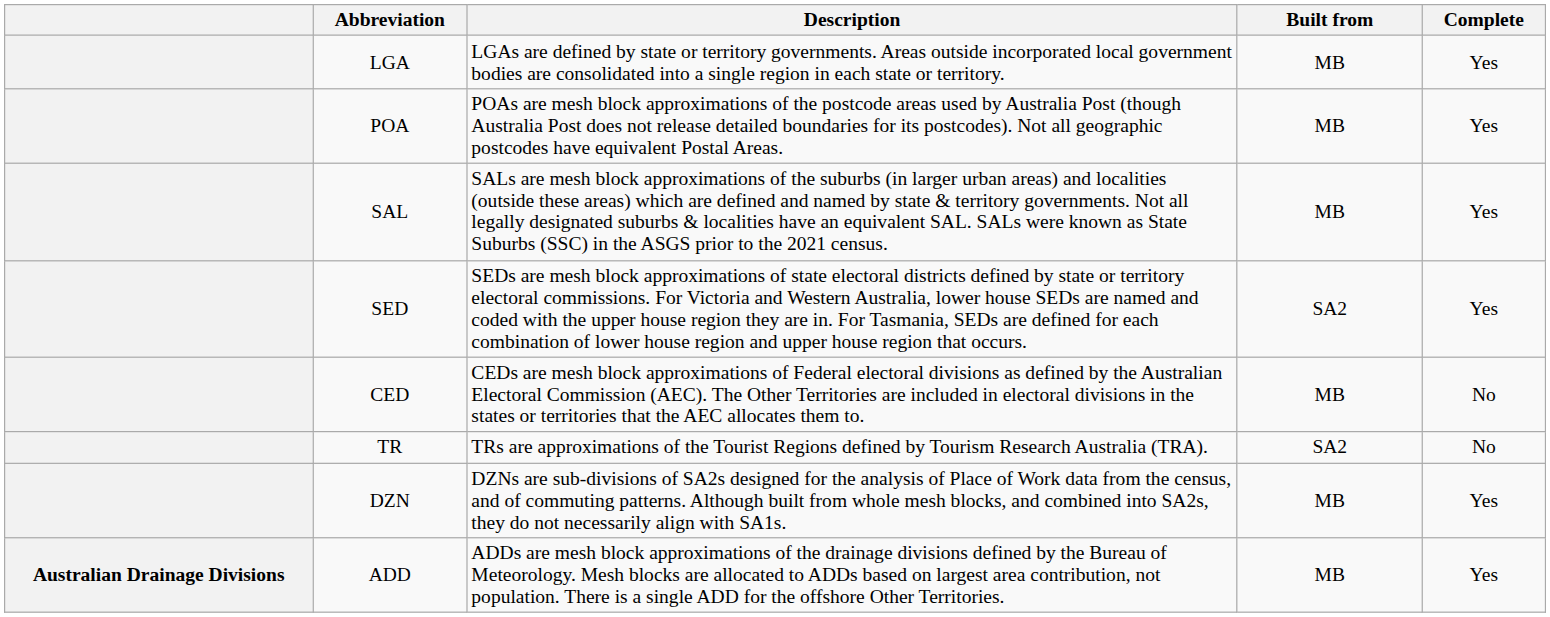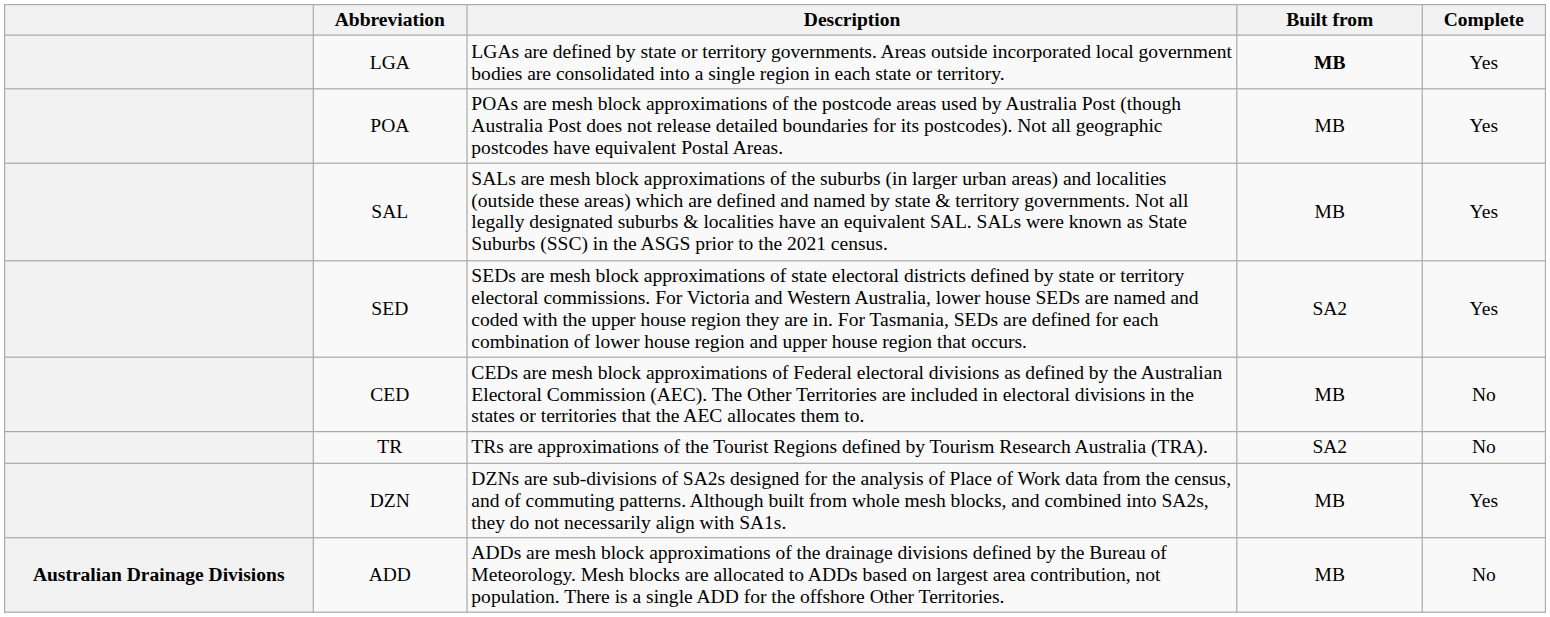(1330, 61) normal -> (1330, 61) bold
(1484, 575) Yes -> (1484, 575) No
